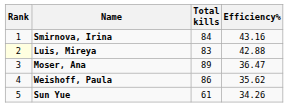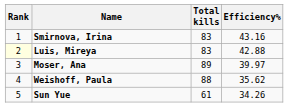(206, 37) 84 -> (206, 37) 83
(252, 66) 36.47 -> (252, 66) 39.97
(206, 80) 86 -> (206, 80) 88
